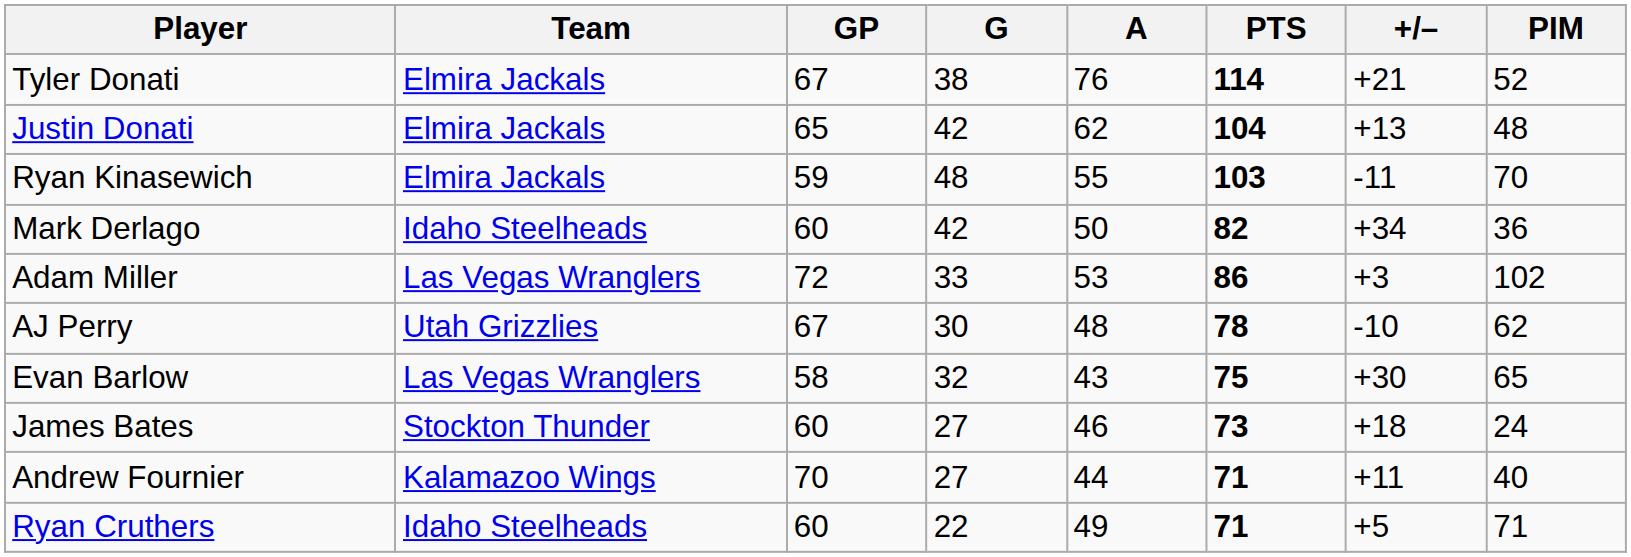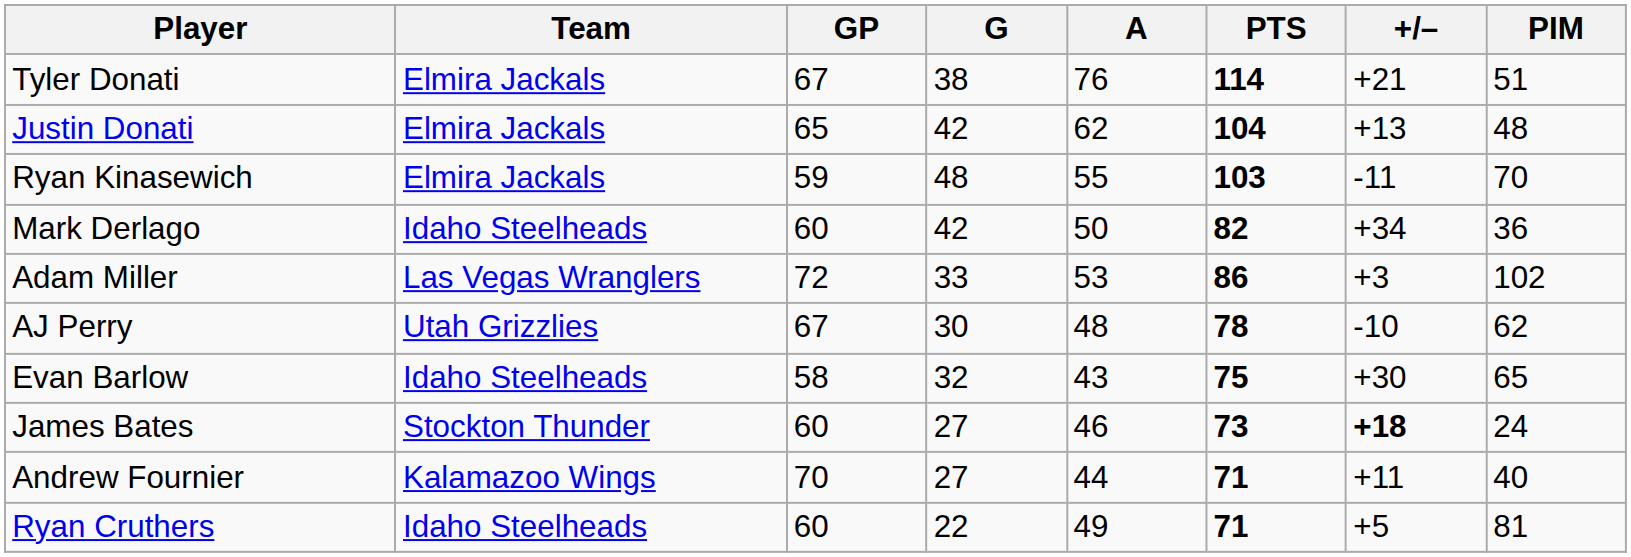(1511, 79) 52 -> (1511, 79) 51
(552, 377) Las Vegas Wranglers -> (525, 377) Idaho Steelheads
(1380, 427) normal -> (1380, 427) bold
(1511, 526) 71 -> (1511, 526) 81
